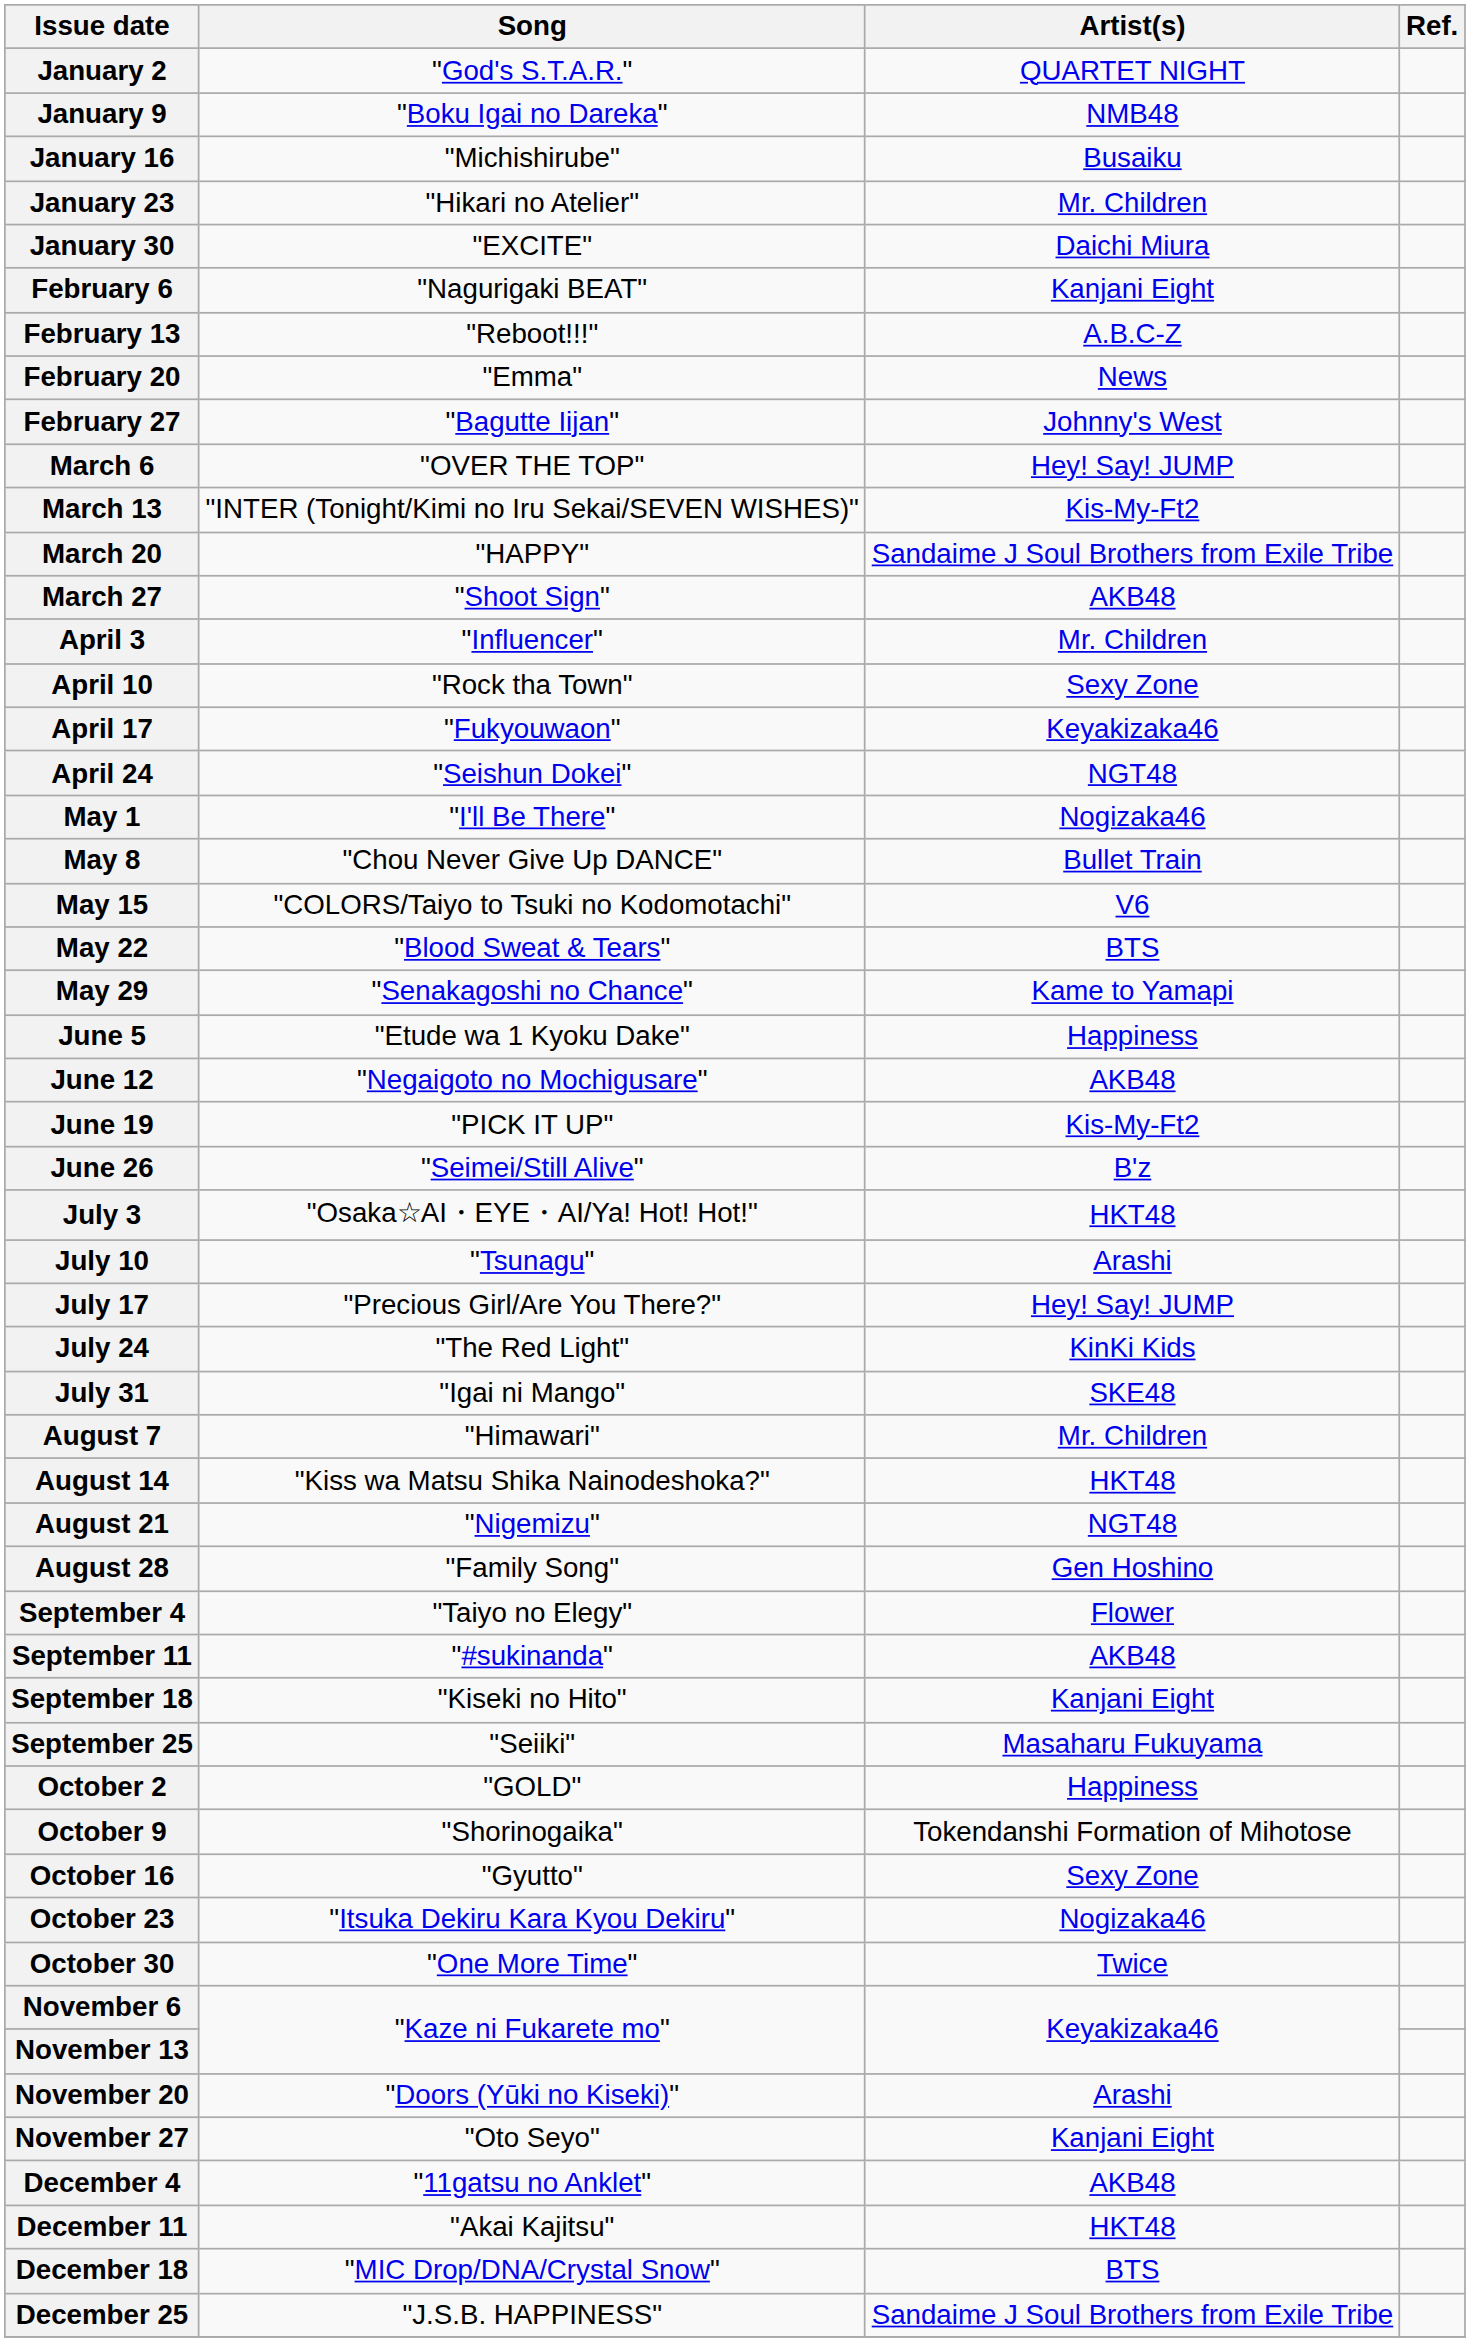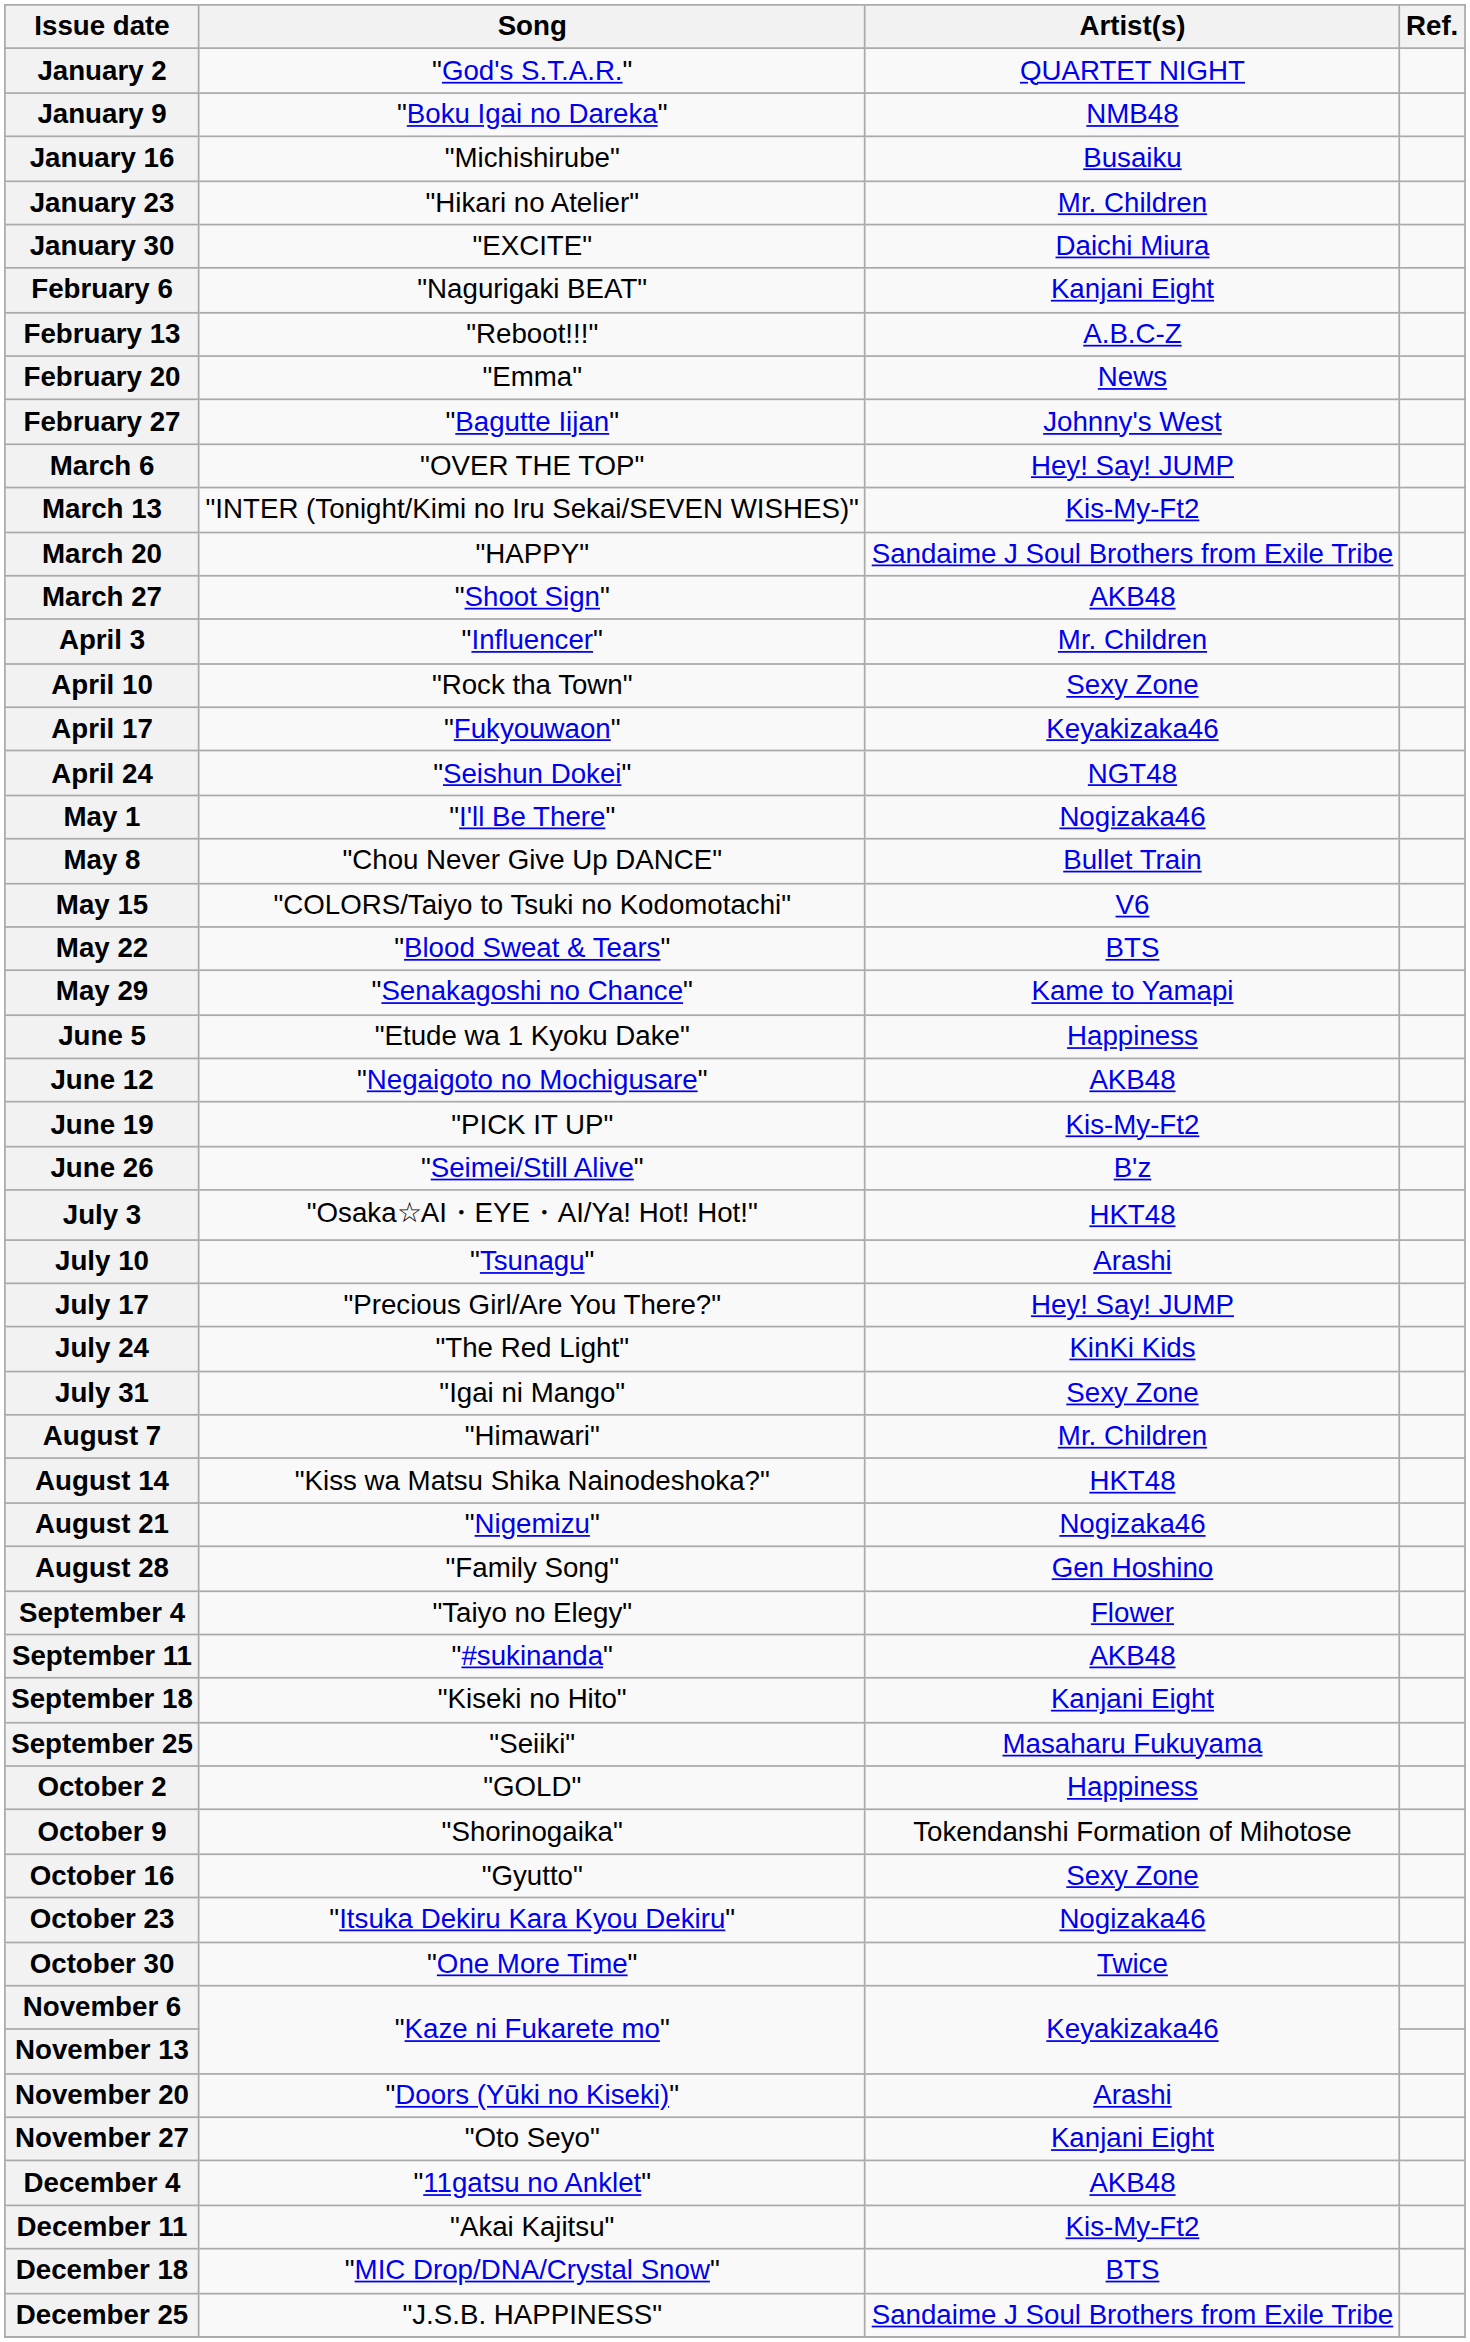(1132, 1392) SKE48 -> (1132, 1392) Sexy Zone
(1132, 1524) NGT48 -> (1132, 1524) Nogizaka46
(1132, 2226) HKT48 -> (1132, 2226) Kis-My-Ft2
